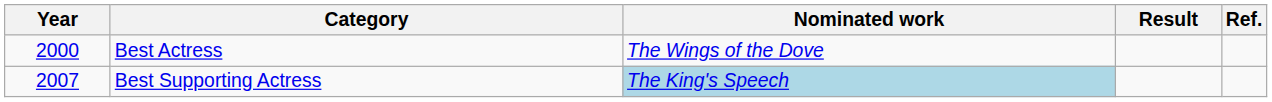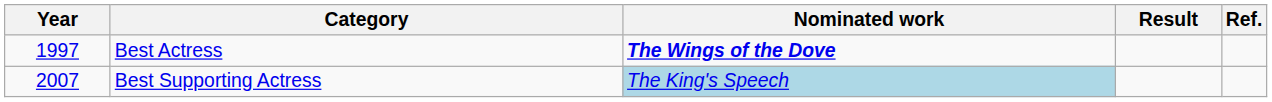(57, 50) 2000 -> (57, 50) 1997
(725, 50) normal -> (731, 50) bold
